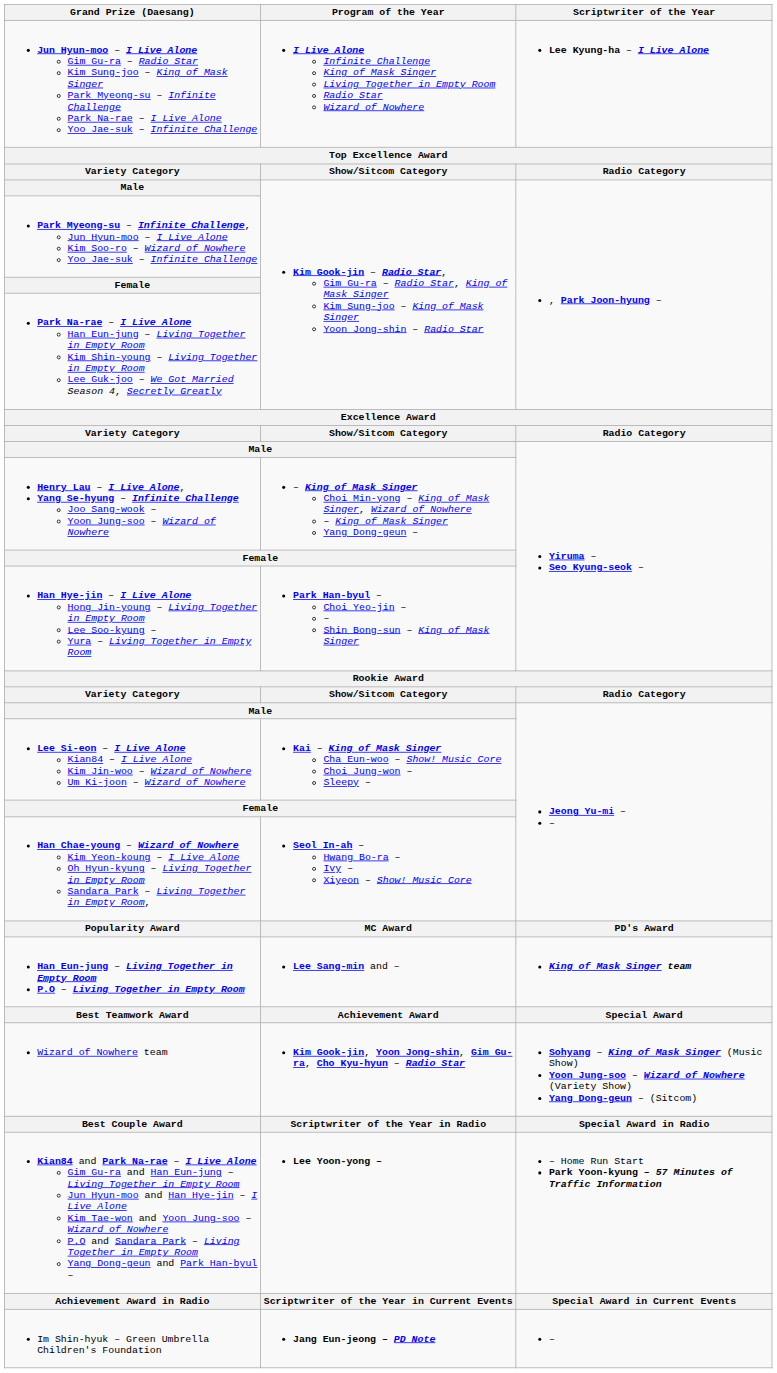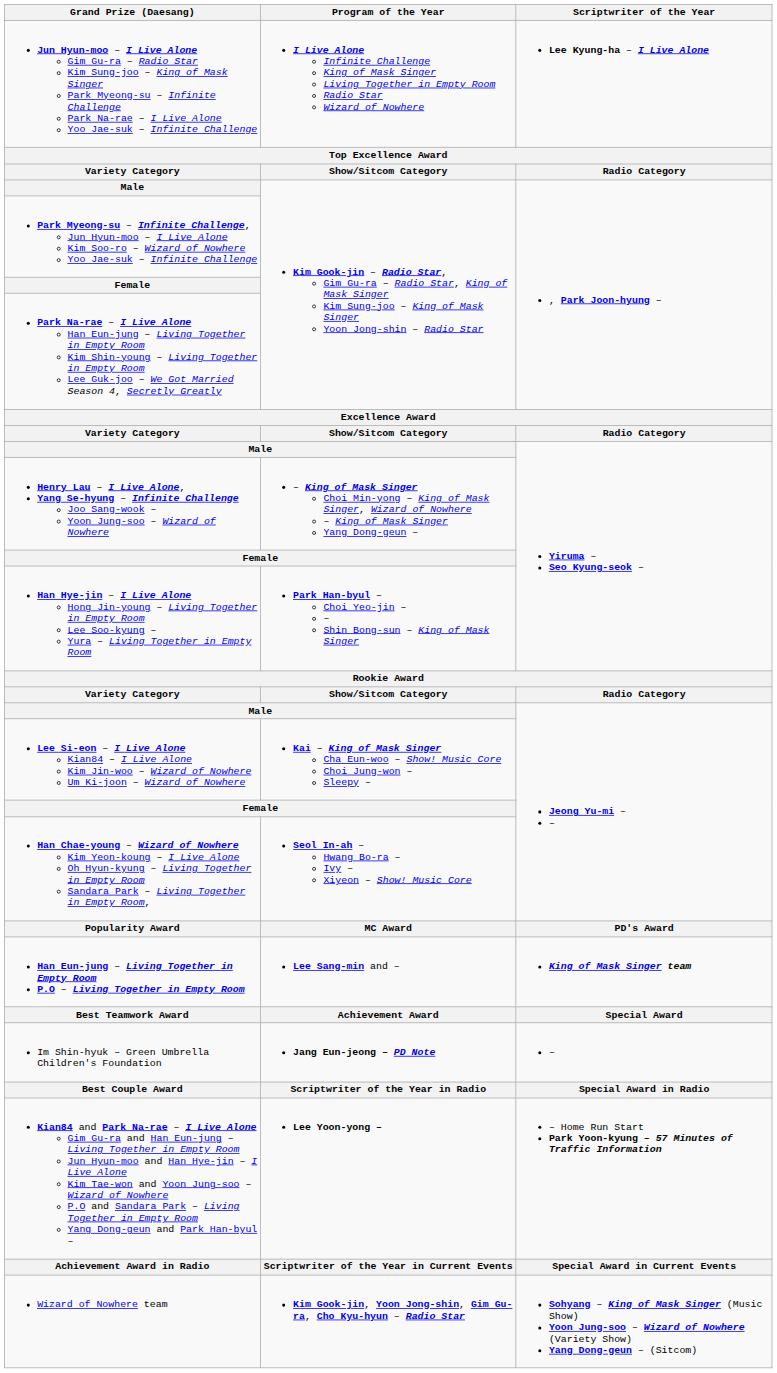rows swapped: (132, 1052) <-> (132, 1344)
